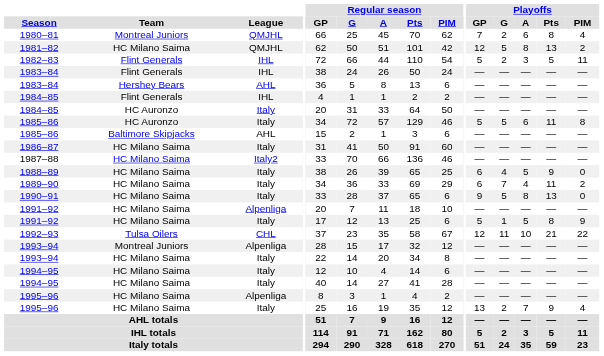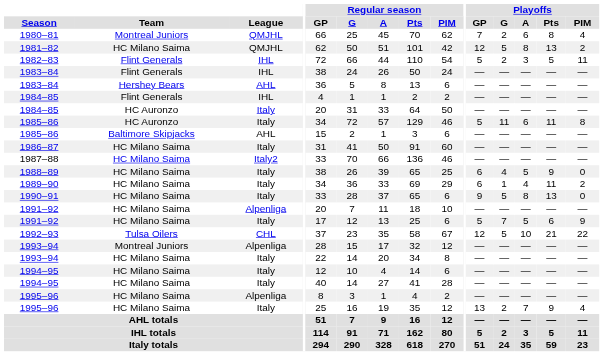(504, 121) 5 -> (504, 121) 11
(504, 183) 7 -> (504, 183) 1
(504, 221) 1 -> (504, 221) 7
(551, 221) 8 -> (551, 221) 6
(504, 233) 11 -> (504, 233) 5
